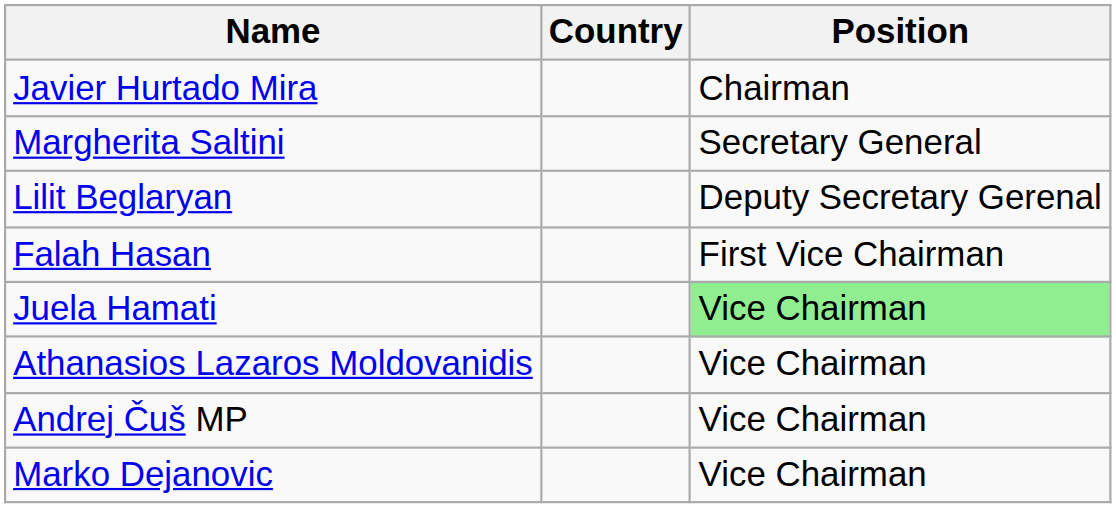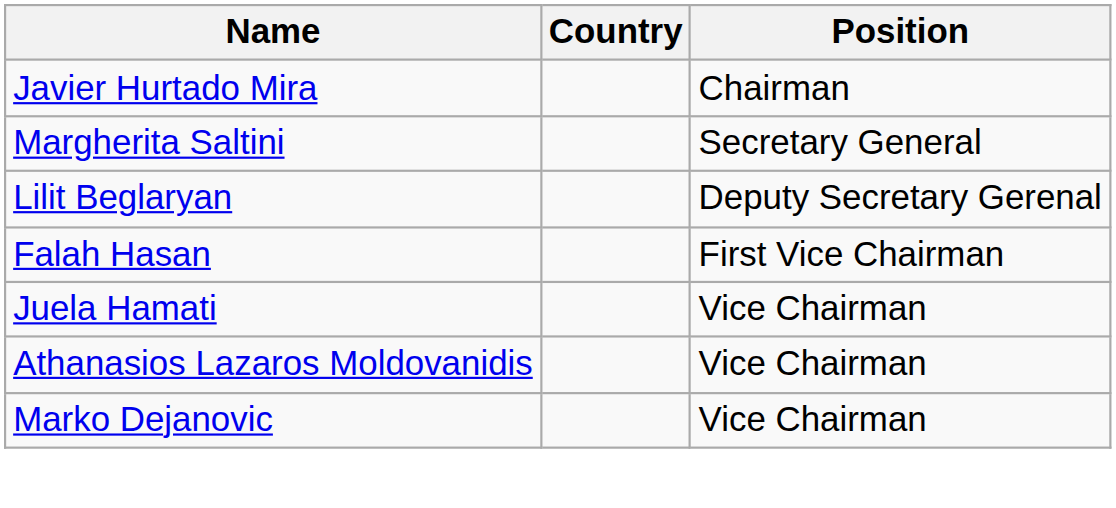(813, 308) lightgreen background -> (813, 308) no background
- row: (130, 419)
